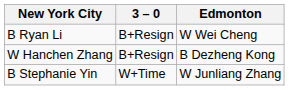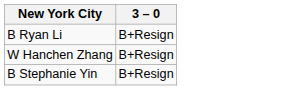- column: (230, 14)
(142, 74) W+Time -> (146, 74) B+Resign
